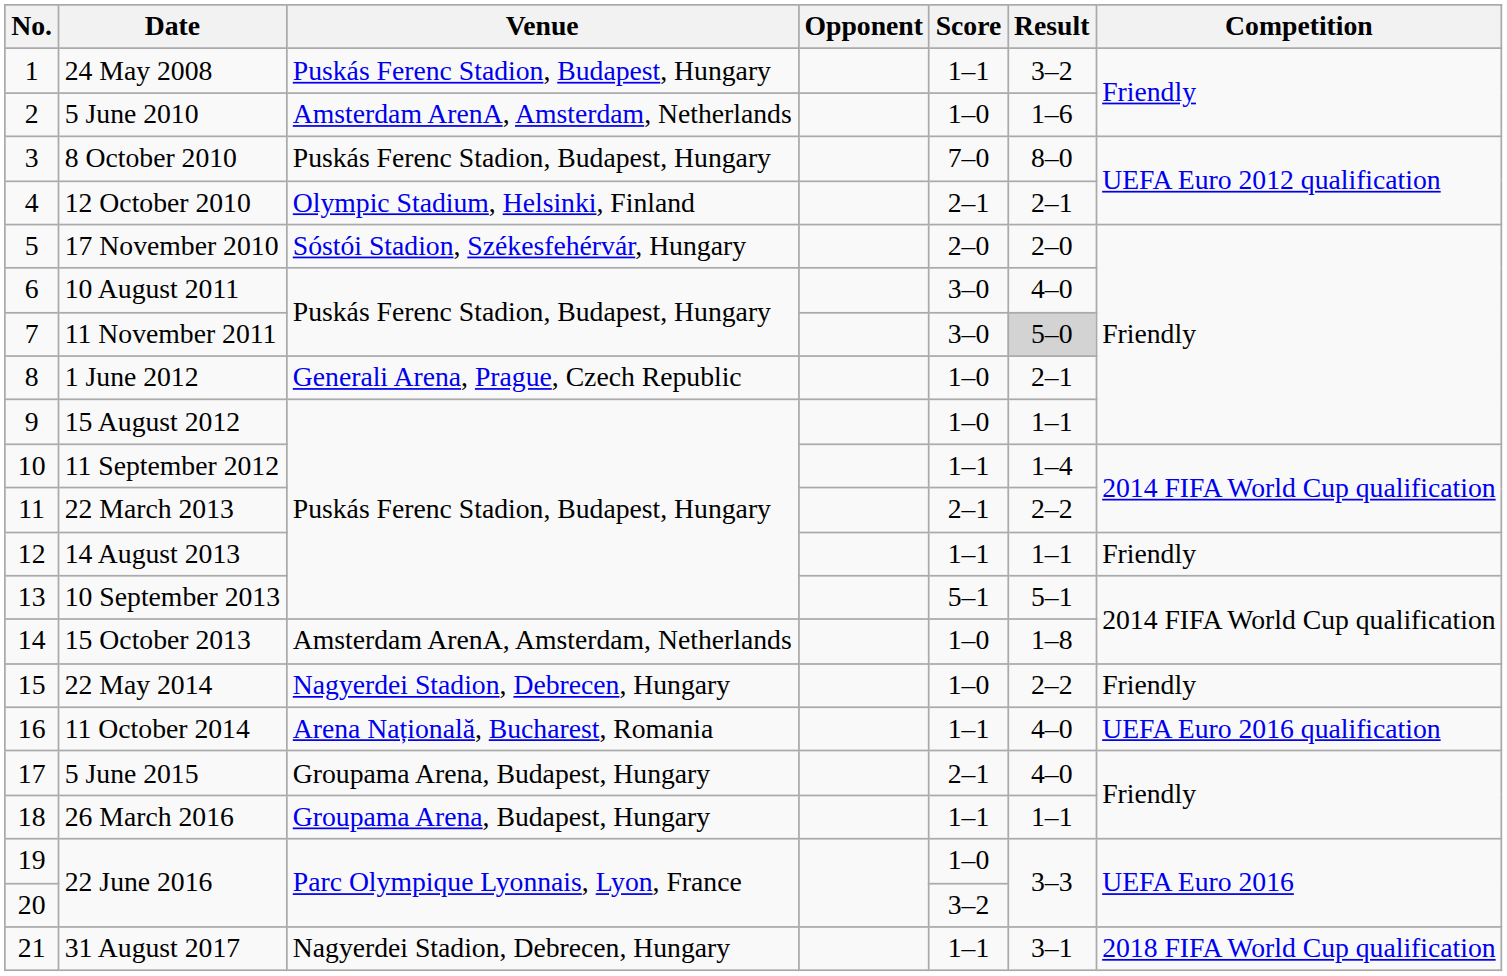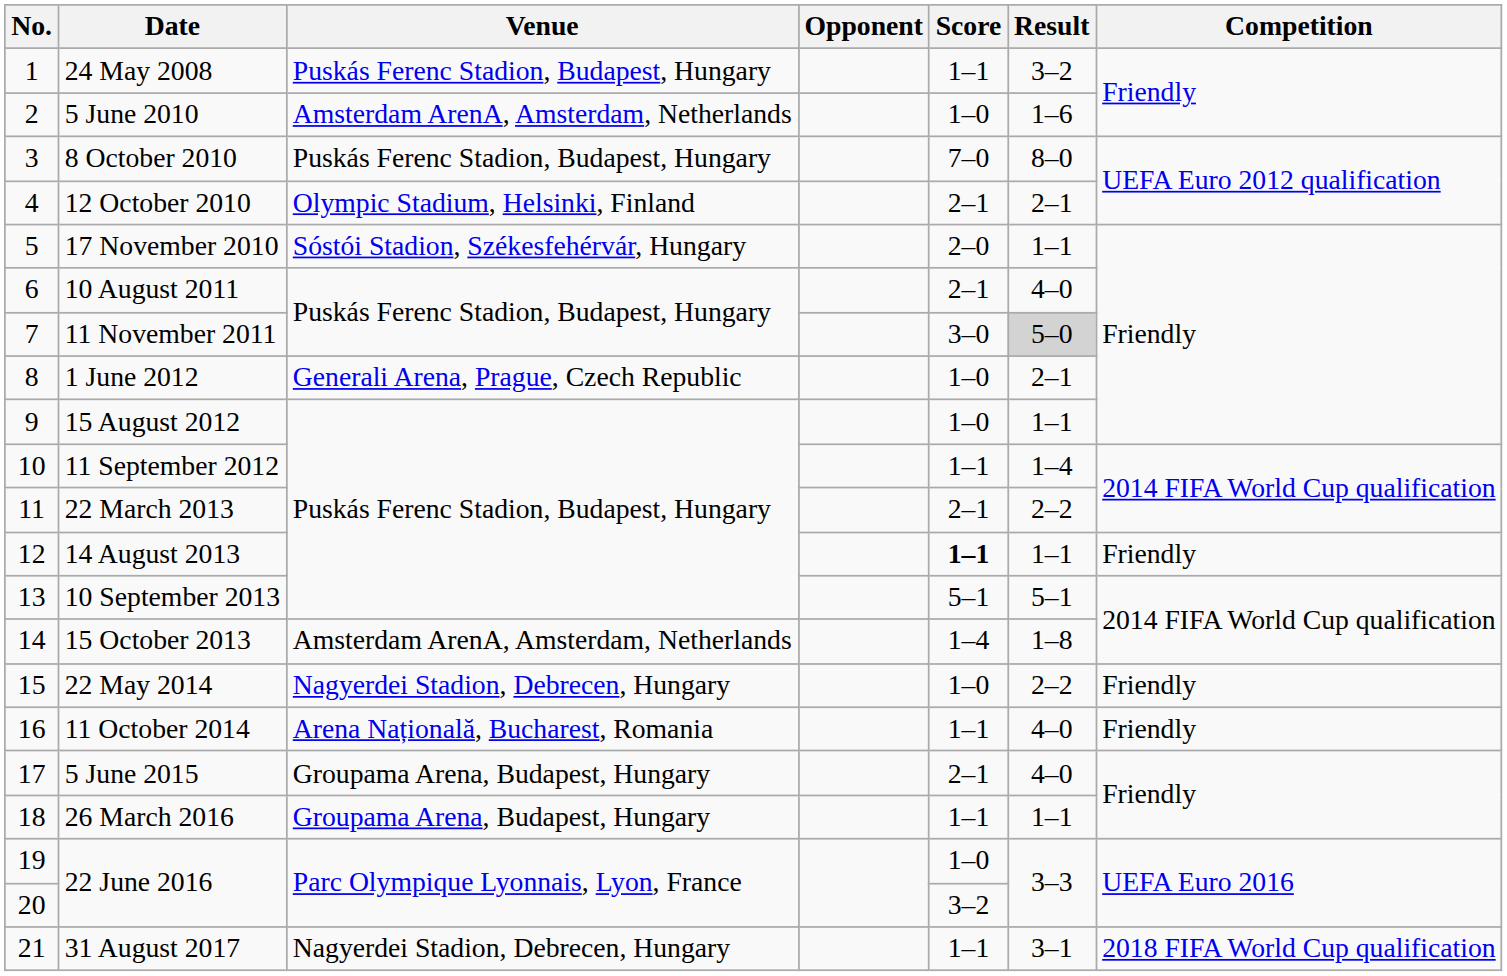(1052, 245) 2–0 -> (1052, 245) 1–1
(968, 289) 3–0 -> (968, 289) 2–1
(968, 553) normal -> (968, 553) bold
(968, 641) 1–0 -> (968, 641) 1–4
(1271, 728) UEFA Euro 2016 qualification -> (1149, 728) Friendly
